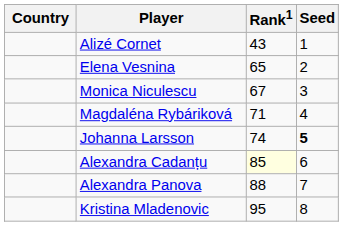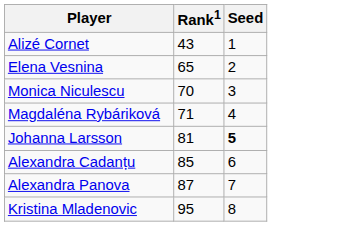- column: (40, 18)
(258, 91) 67 -> (186, 91) 70
(258, 138) 74 -> (186, 138) 81
(258, 161) lightyellow background -> (186, 161) no background
(258, 185) 88 -> (186, 185) 87
